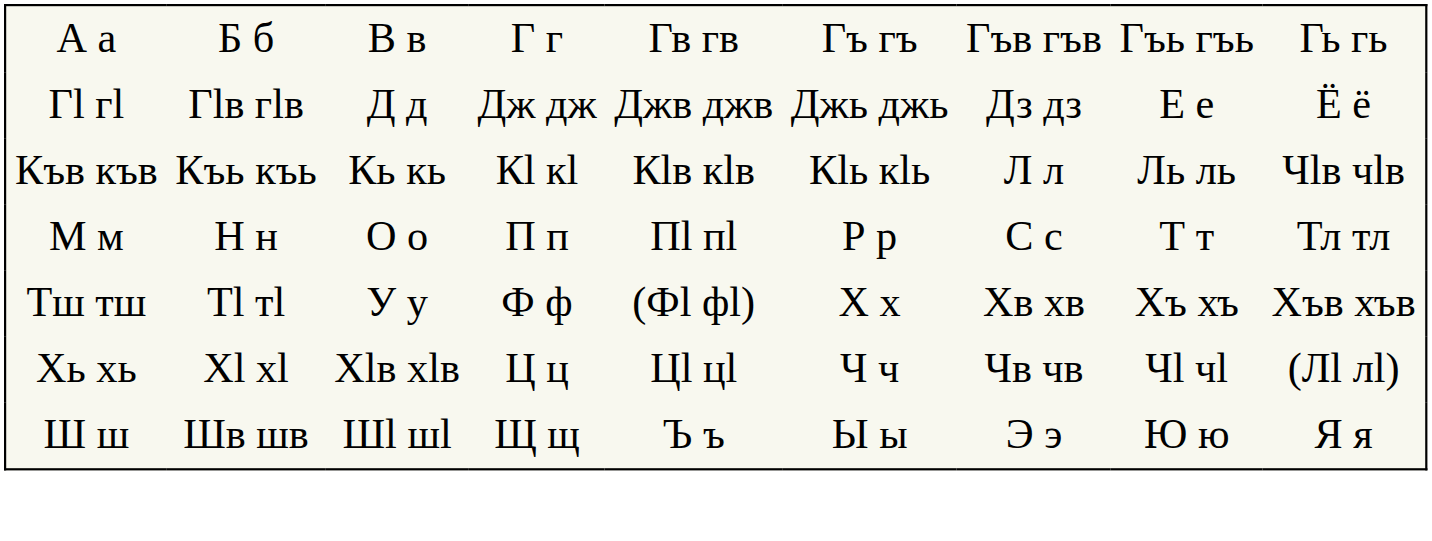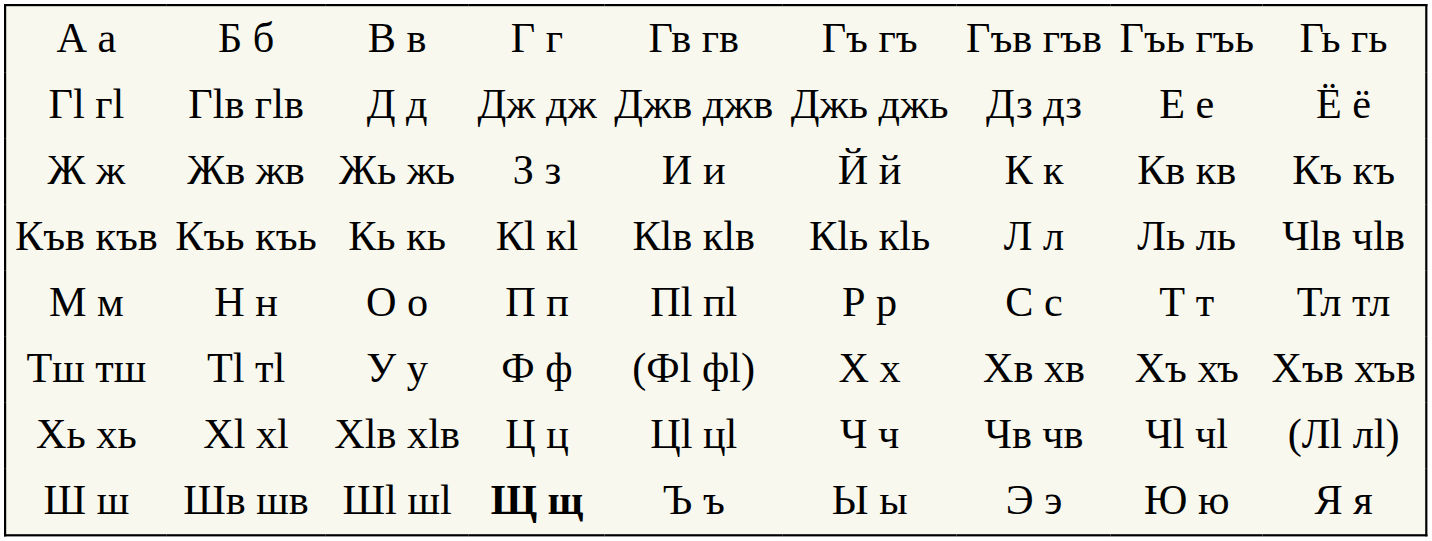+ row: (86, 170)
(537, 434) normal -> (537, 500) bold
